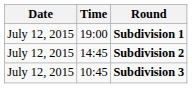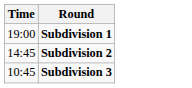- column: (41, 14)
